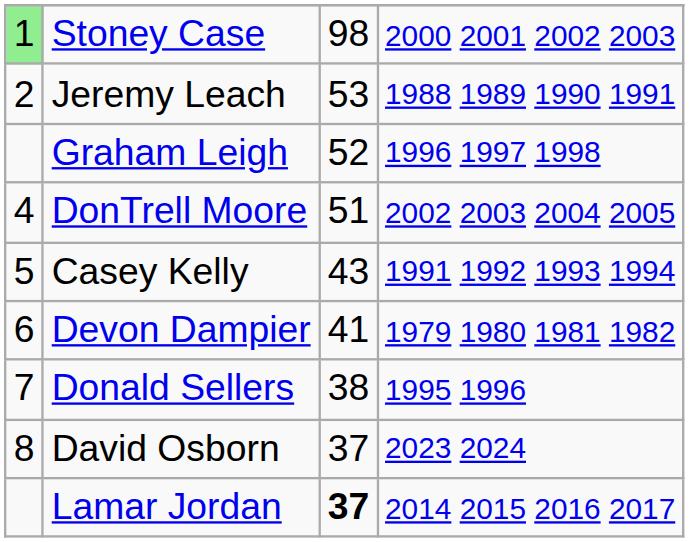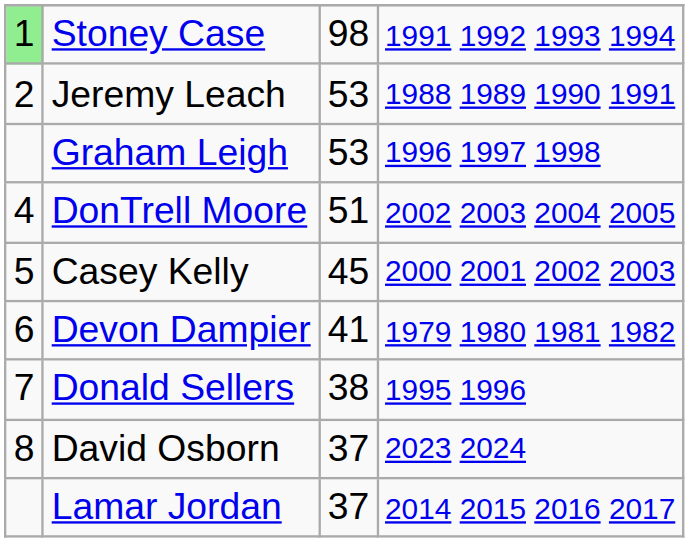(530, 35) 2000 2001 2002 2003 -> (530, 35) 1991 1992 1993 1994
(349, 152) 52 -> (349, 152) 53
(349, 270) 43 -> (349, 270) 45
(530, 271) 1991 1992 1993 1994 -> (530, 271) 2000 2001 2002 2003
(349, 507) bold -> (349, 507) normal
